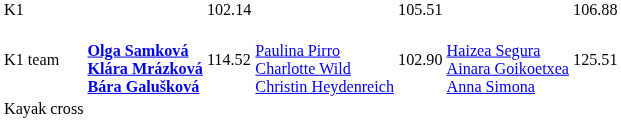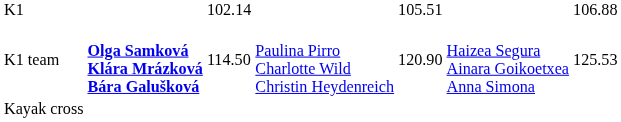(229, 59) 114.52 -> (229, 59) 114.50
(420, 59) 102.90 -> (420, 59) 120.90
(595, 59) 125.51 -> (595, 59) 125.53
